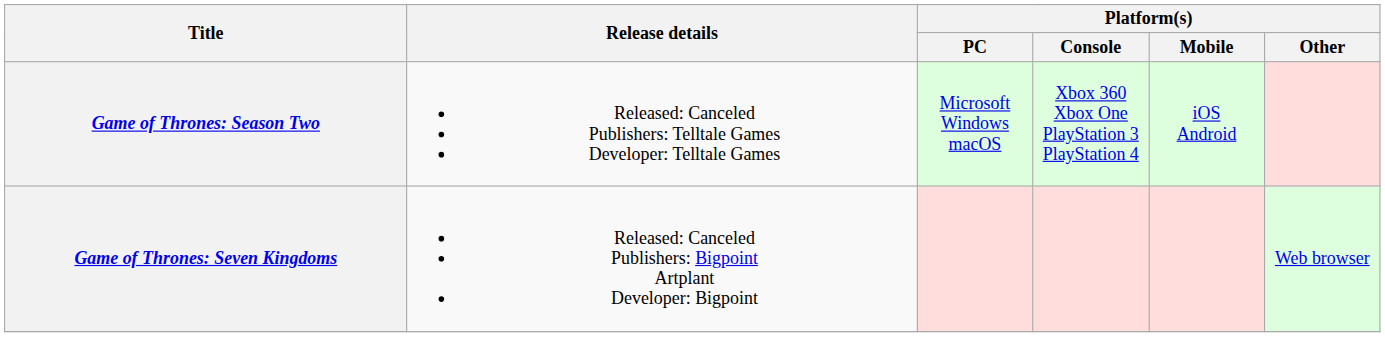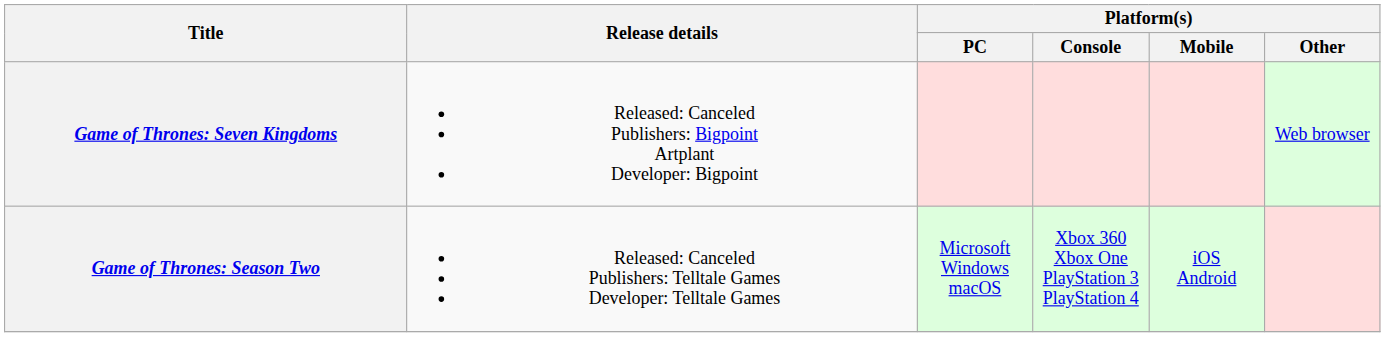rows swapped: (206, 258) <-> (206, 123)
